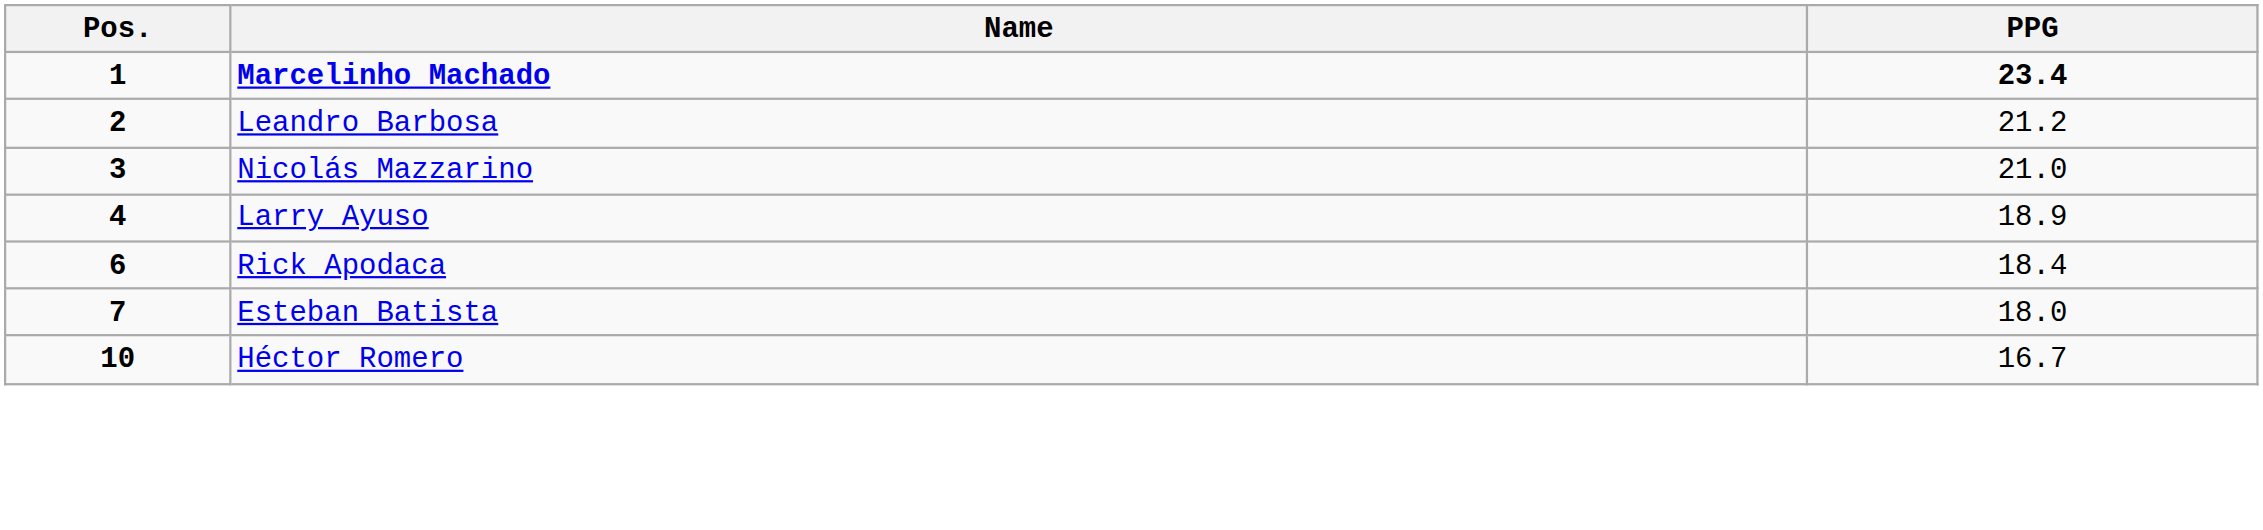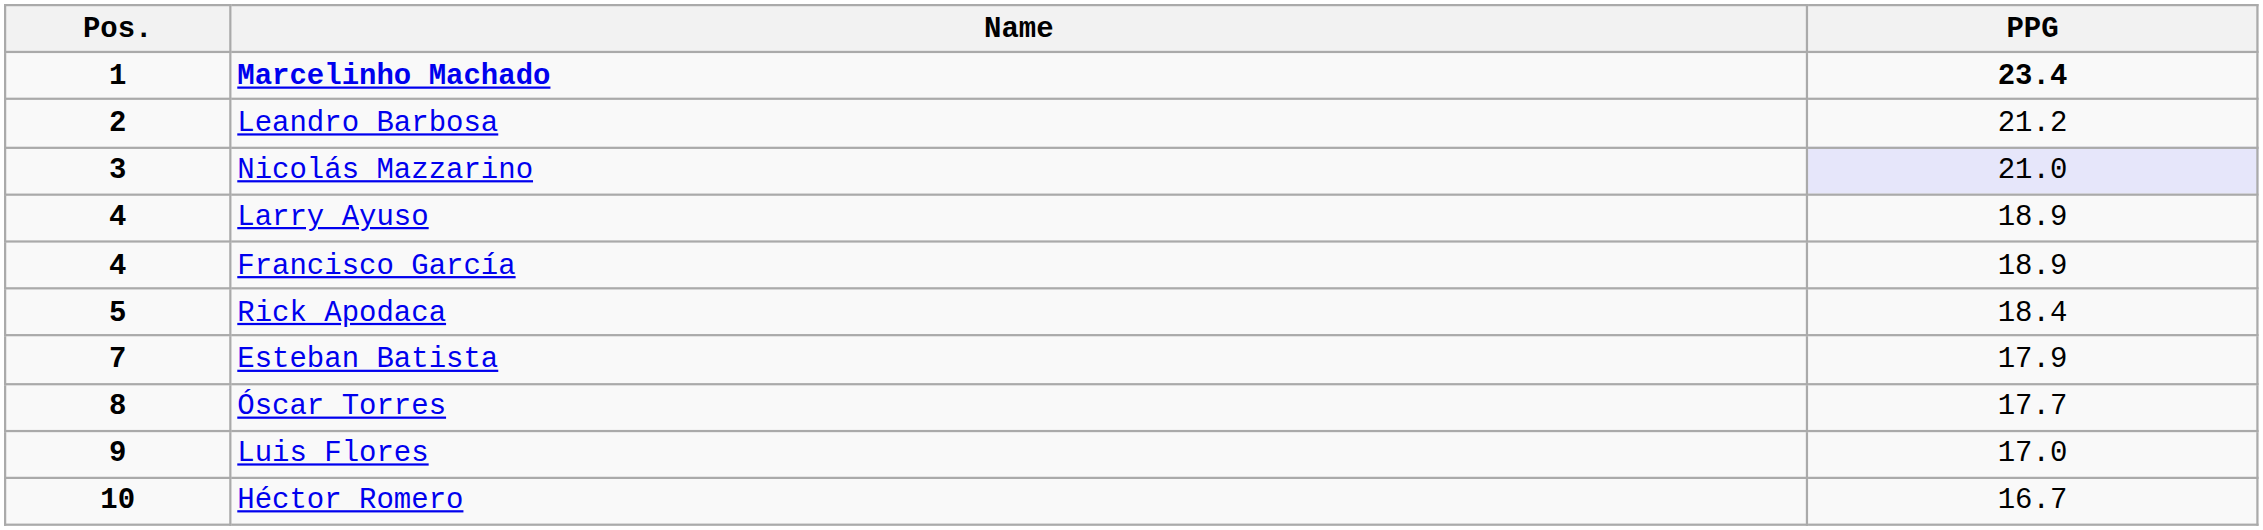(2033, 170) no background -> (2033, 170) lavender background
+ row: (376, 265)
(118, 265) 6 -> (118, 312) 5
(2033, 312) 18.0 -> (2033, 359) 17.9
+ row: (342, 407)
+ row: (333, 454)
